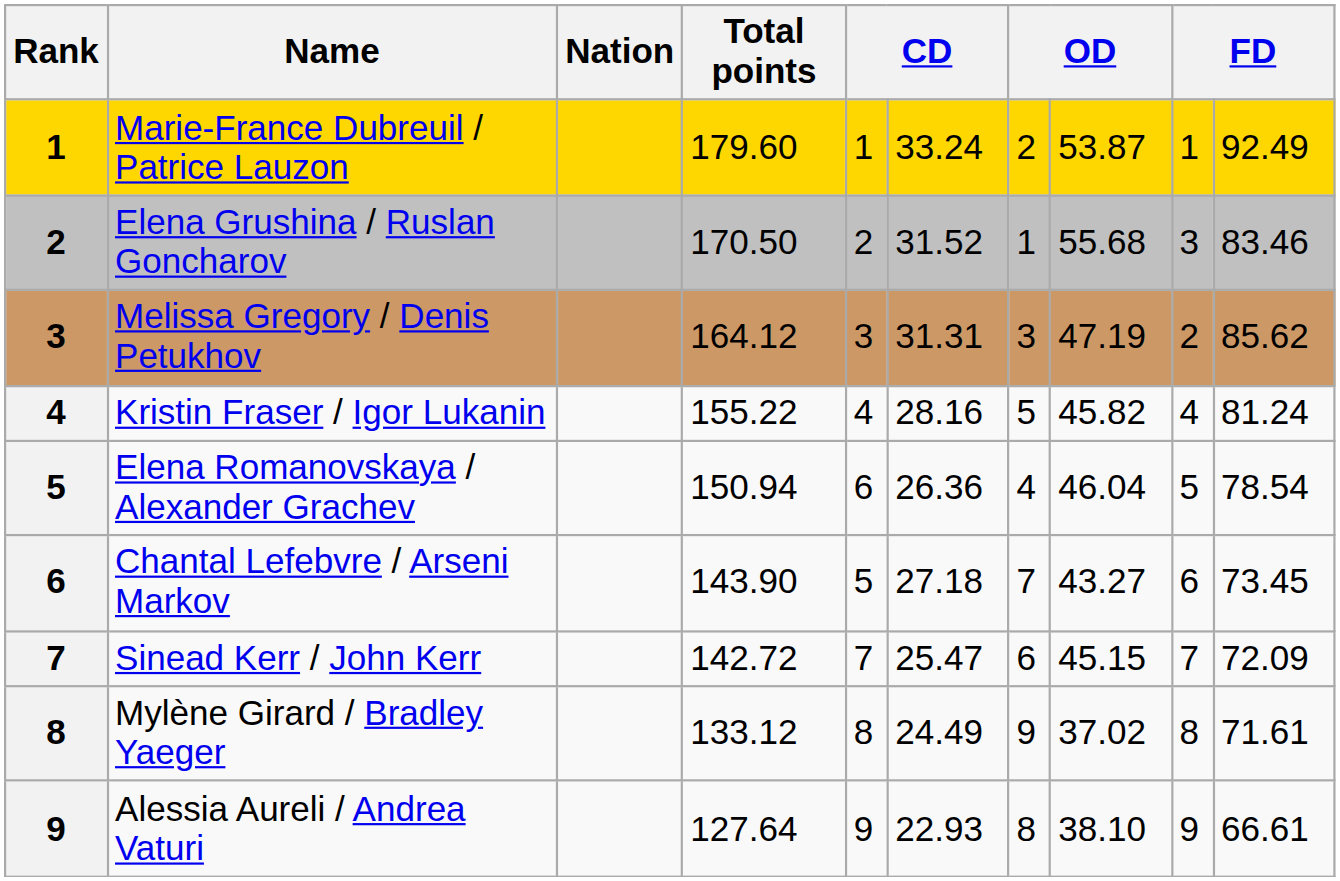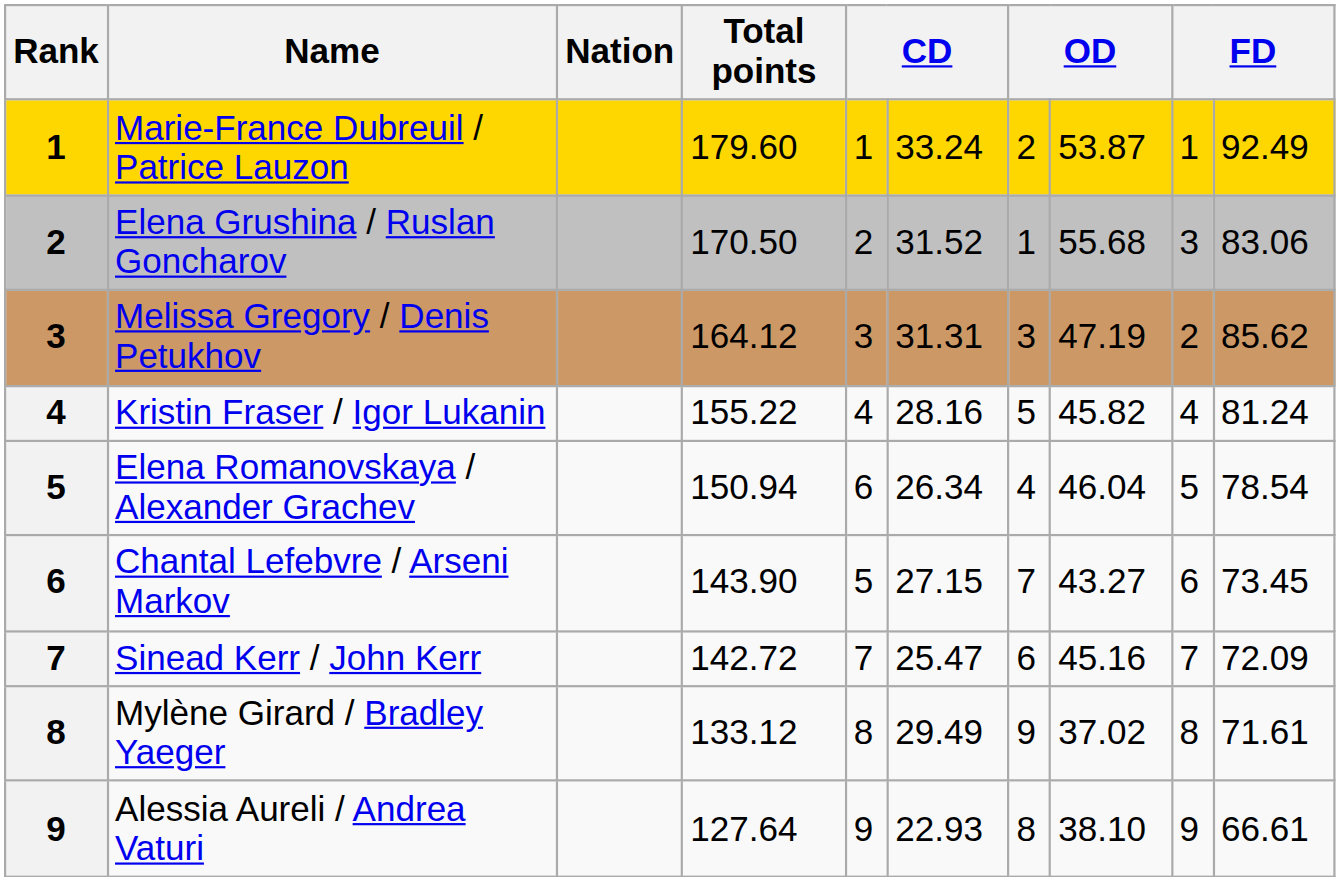(1265, 241) 83.46 -> (1265, 241) 83.06
(939, 487) 26.36 -> (939, 487) 26.34
(939, 582) 27.18 -> (939, 582) 27.15
(1102, 657) 45.15 -> (1102, 657) 45.16
(939, 733) 24.49 -> (939, 733) 29.49
